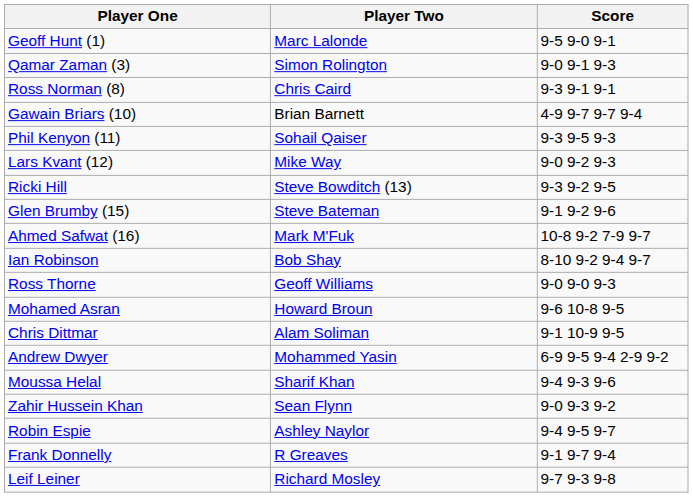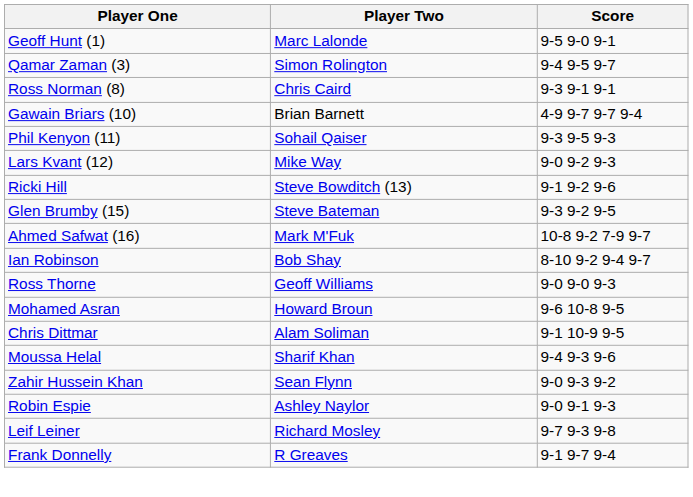(578, 65) 9-0 9-1 9-3 -> (578, 65) 9-4 9-5 9-7
(578, 187) 9-3 9-2 9-5 -> (578, 187) 9-1 9-2 9-6
(578, 211) 9-1 9-2 9-6 -> (578, 211) 9-3 9-2 9-5
- row: (58, 357)
(578, 430) 9-4 9-5 9-7 -> (578, 406) 9-0 9-1 9-3
rows swapped: (60, 455) <-> (44, 479)
